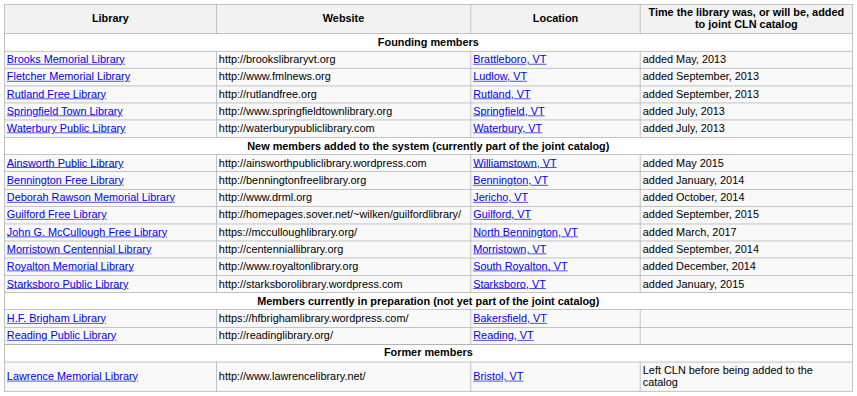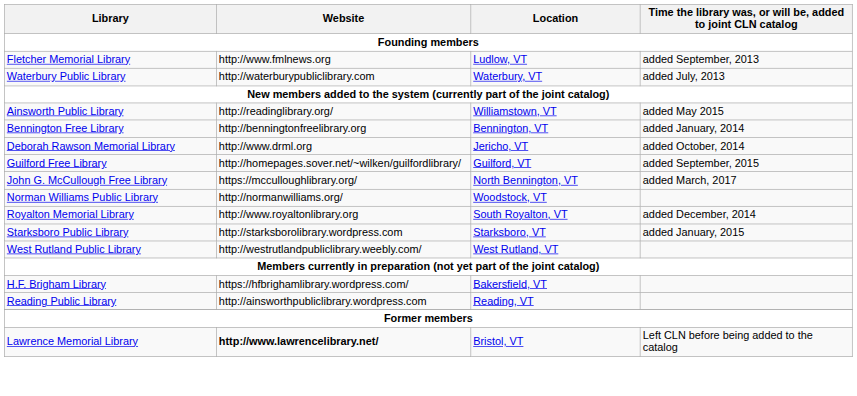- row: (66, 59)
- row: (56, 94)
- row: (65, 111)
(323, 163) http://ainsworthpubliclibrary.wordpress.com -> (276, 111) http://readinglibrary.org/
- row: (79, 249)
+ row: (82, 197)
+ row: (74, 249)
(276, 335) http://readinglibrary.org/ -> (323, 301) http://ainsworthpubliclibrary.wordpress.com
(292, 376) normal -> (299, 342) bold
